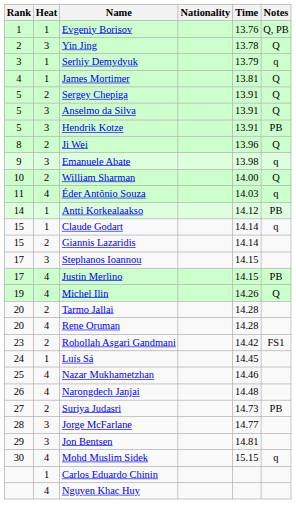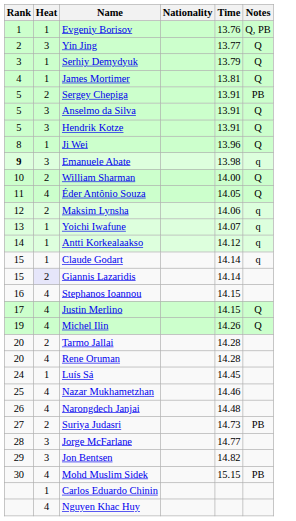(247, 45) 13.78 -> (229, 45) 13.77
(276, 62) q -> (258, 62) Q
(276, 95) Q -> (258, 95) PB
(276, 128) PB -> (258, 128) Q
(46, 144) 2 -> (46, 144) 1
(19, 161) normal -> (19, 161) bold
(247, 194) 14.03 -> (229, 194) 14.05
(276, 194) q -> (258, 194) Q
+ row: (95, 210)
+ row: (94, 227)
(276, 210) PB -> (258, 243) q
(46, 243) no background -> (46, 276) lavender background
(19, 260) 17 -> (19, 293) 16
(46, 260) 3 -> (46, 293) 4
(276, 276) PB -> (258, 309) Q
- row: (119, 342)
(247, 441) 14.81 -> (229, 458) 14.82
(276, 458) q -> (258, 474) PB
